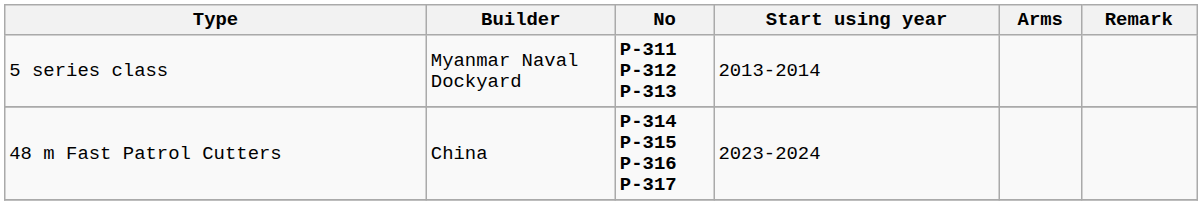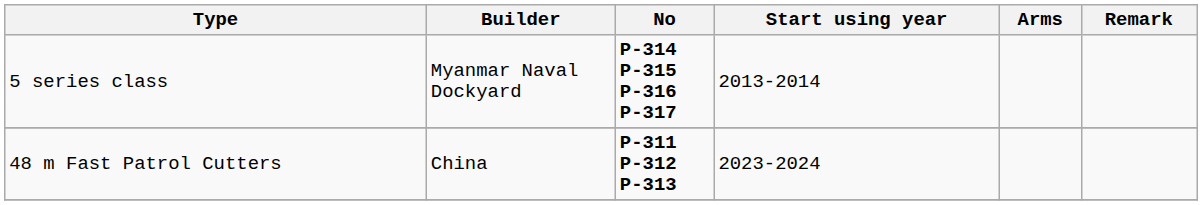(648, 70) P-311 P-312 P-313 -> (648, 81) P-314 P-315 P-316 P-317
(648, 153) P-314 P-315 P-316 P-317 -> (648, 163) P-311 P-312 P-313
